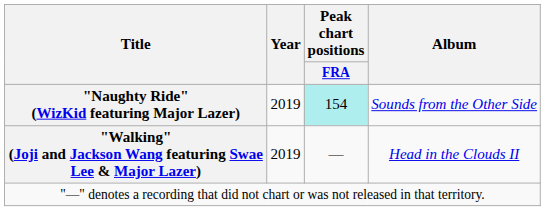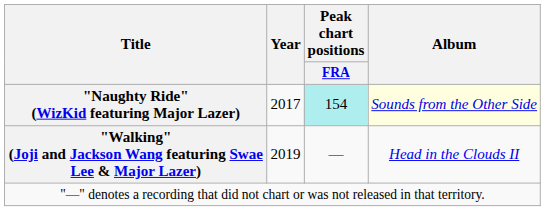(286, 104) 2019 -> (286, 104) 2017
(454, 104) no background -> (454, 104) lightyellow background
